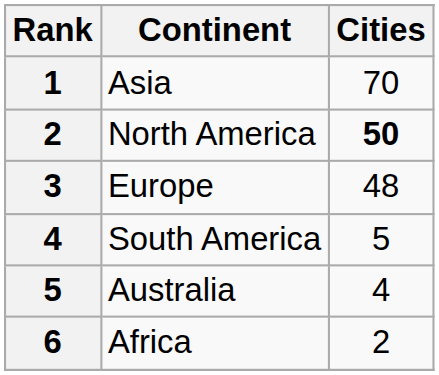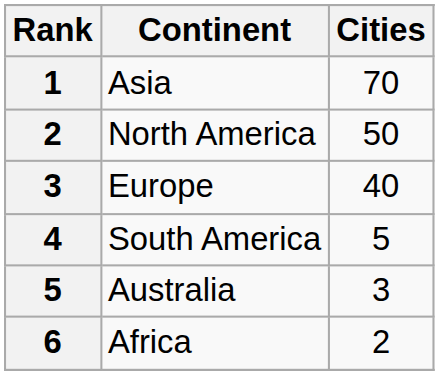(381, 134) bold -> (381, 134) normal
(381, 186) 48 -> (381, 186) 40
(381, 290) 4 -> (381, 290) 3
